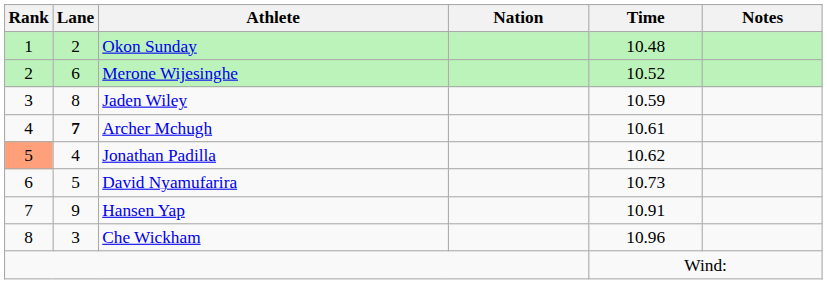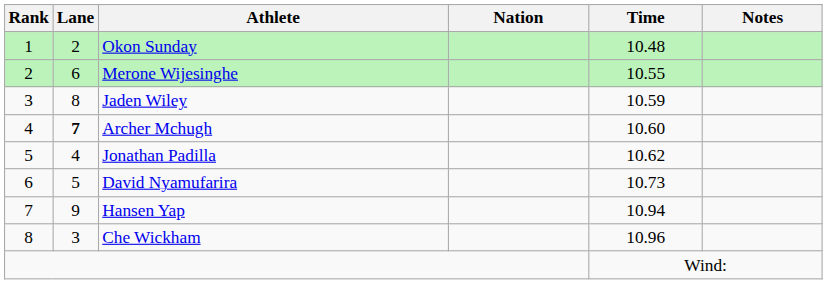(646, 73) 10.52 -> (646, 73) 10.55
(646, 127) 10.61 -> (646, 127) 10.60
(29, 155) lightsalmon background -> (29, 155) no background
(646, 210) 10.91 -> (646, 210) 10.94
